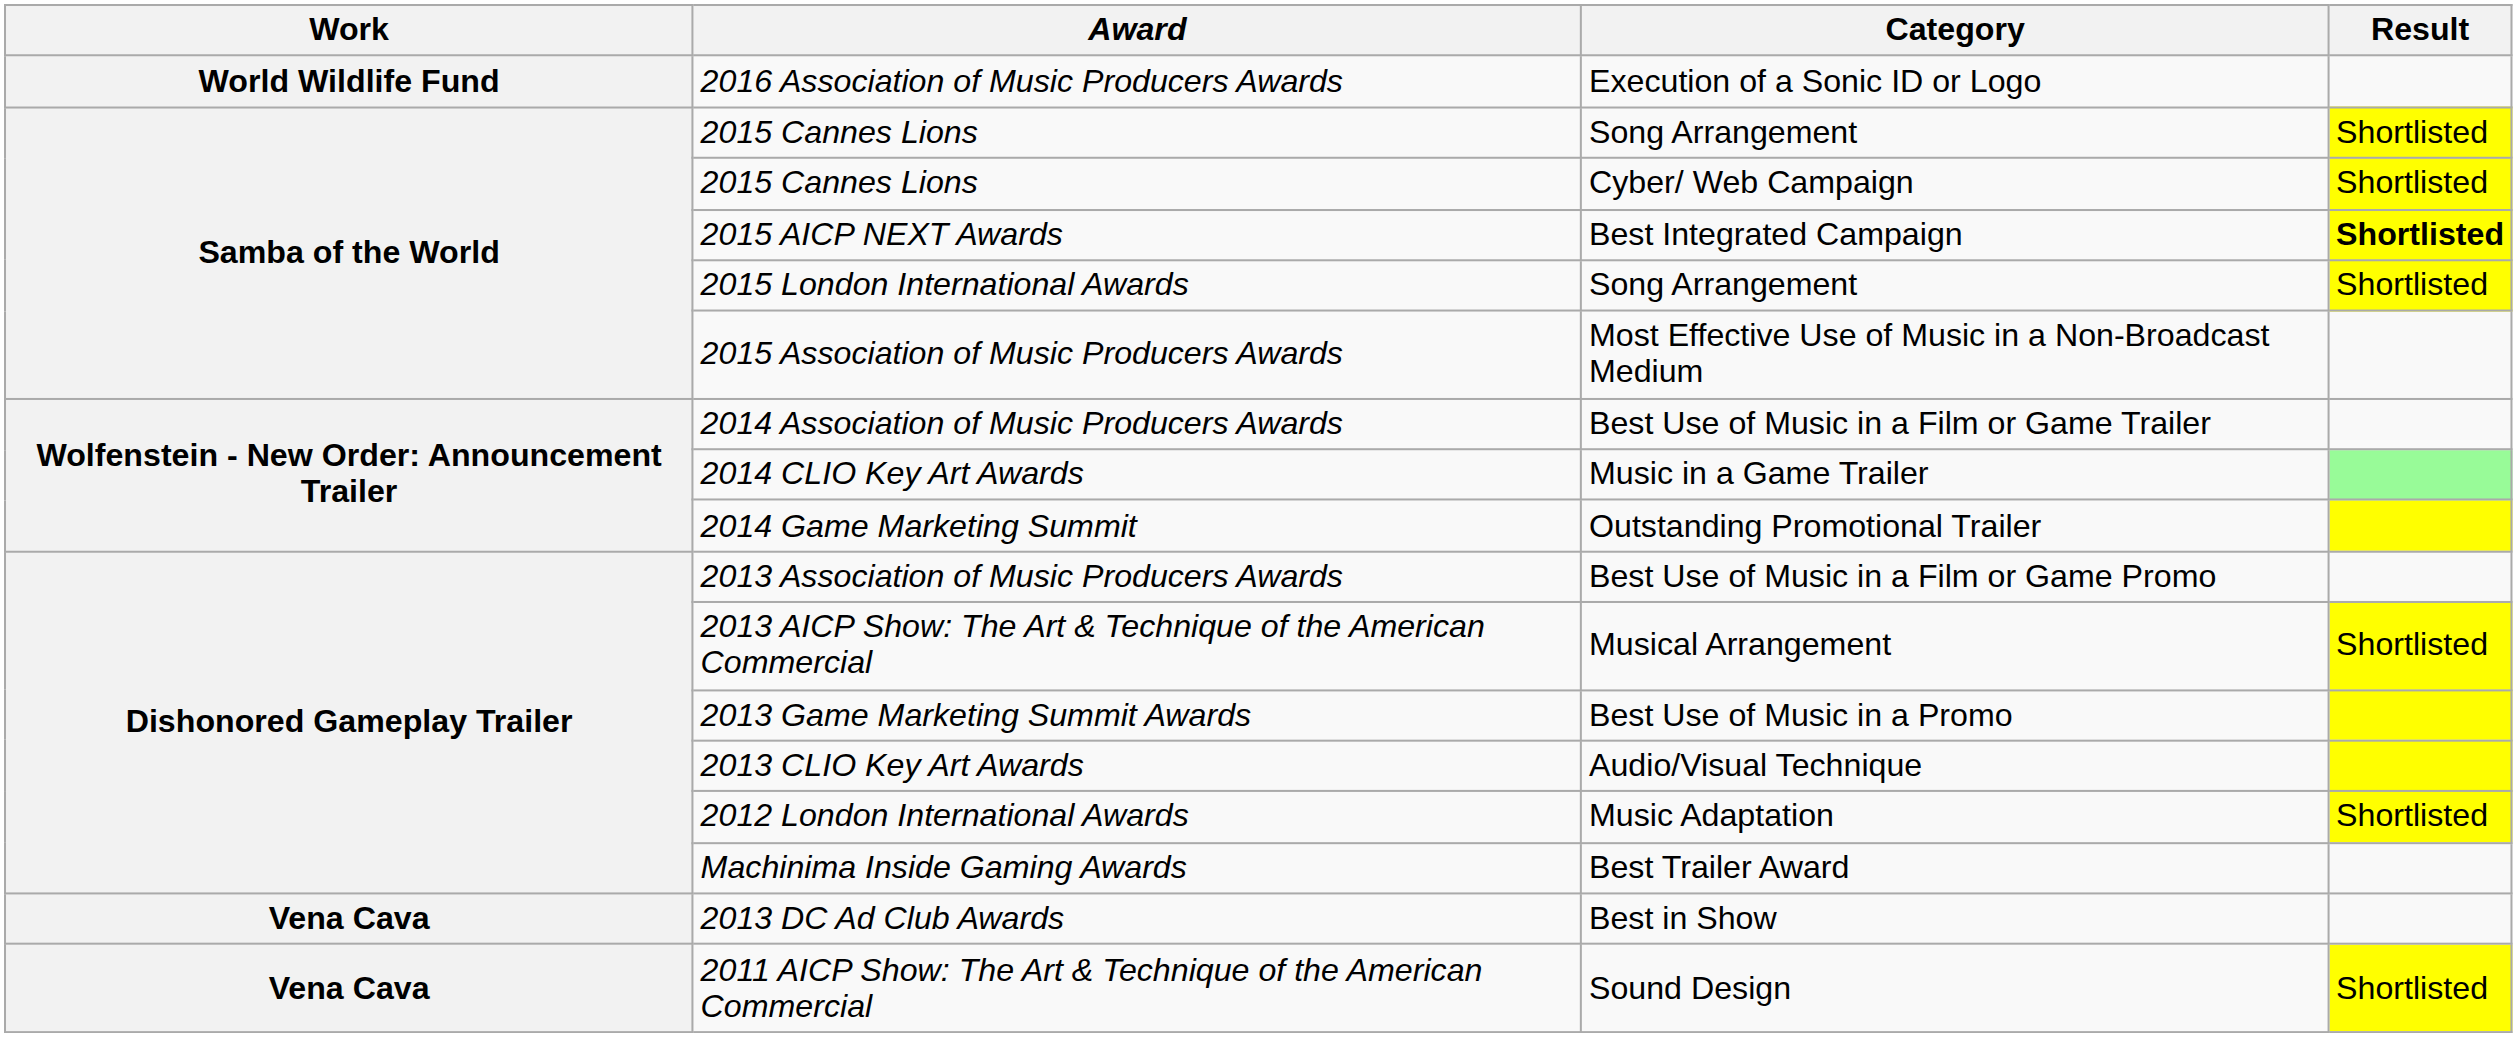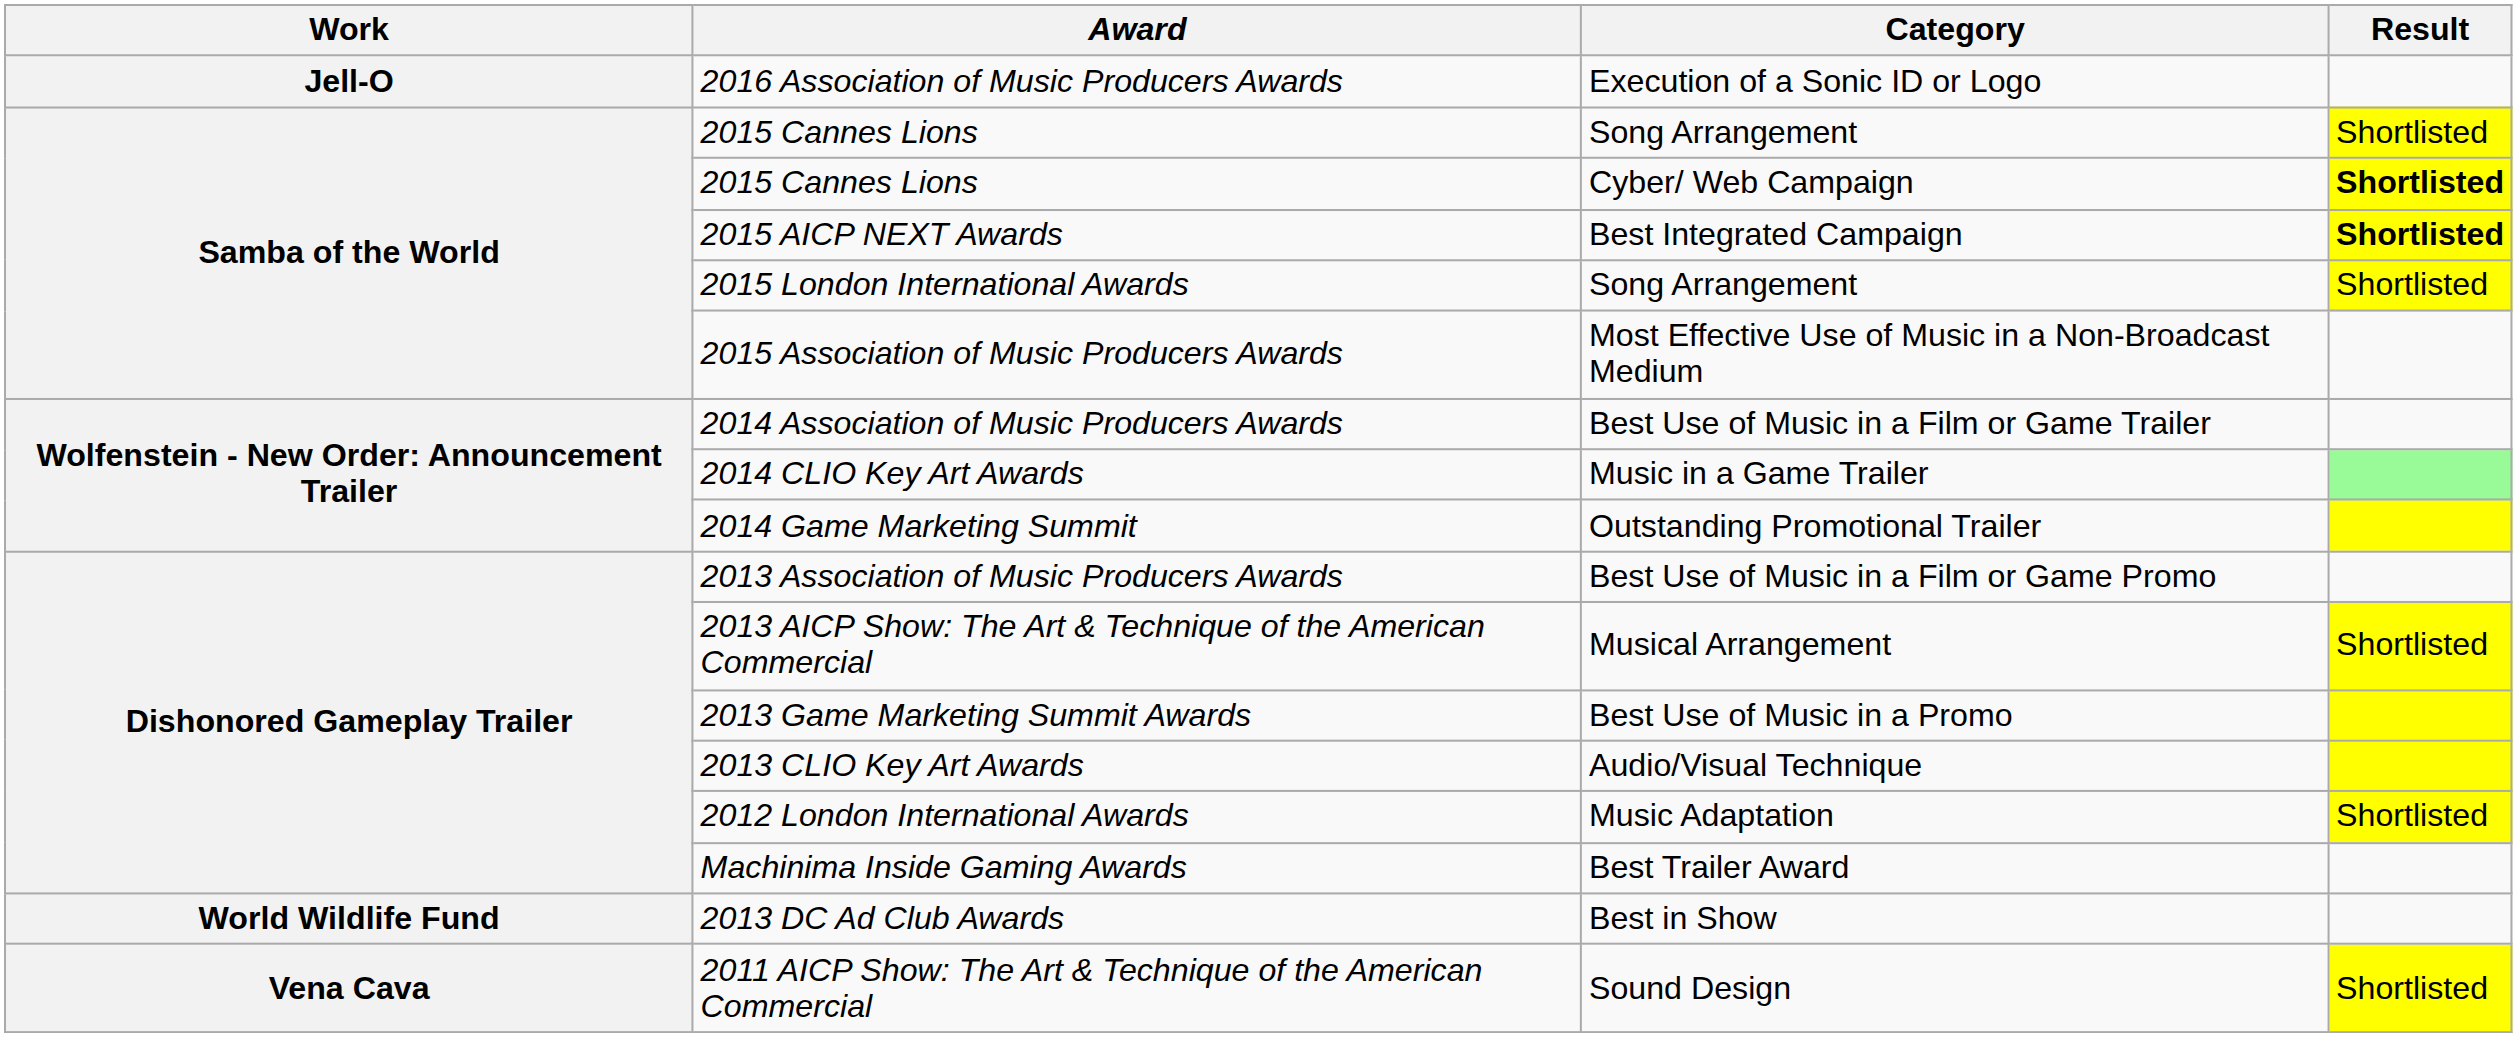(349, 81) World Wildlife Fund -> (349, 81) Jell-O
(2412, 183) normal -> (2420, 183) bold
(349, 918) Vena Cava -> (349, 918) World Wildlife Fund
